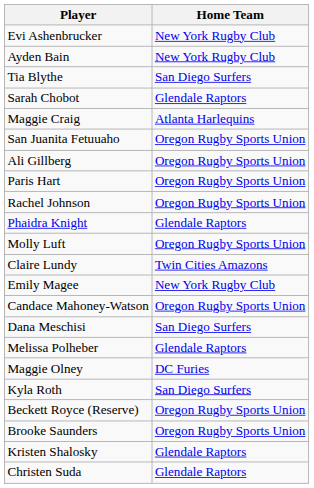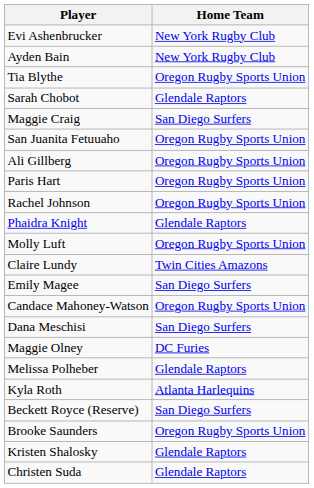(203, 77) San Diego Surfers -> (230, 77) Oregon Rugby Sports Union
(205, 118) Atlanta Harlequins -> (203, 118) San Diego Surfers
(215, 285) New York Rugby Club -> (203, 285) San Diego Surfers
rows swapped: (45, 368) <-> (53, 347)
(203, 389) San Diego Surfers -> (205, 389) Atlanta Harlequins
(230, 410) Oregon Rugby Sports Union -> (203, 410) San Diego Surfers
